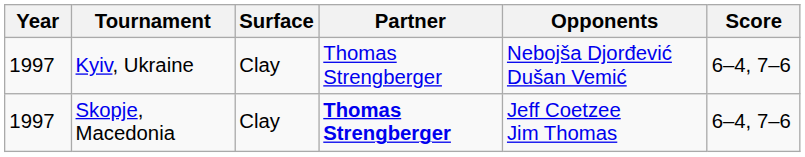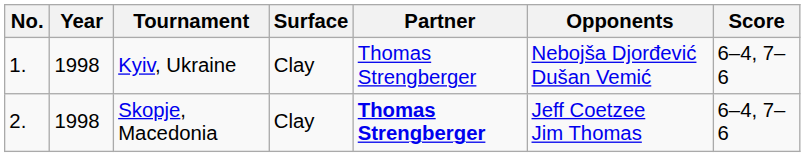+ column: (27, 20)
(32, 65) 1997 -> (77, 65) 1998
(32, 121) 1997 -> (77, 121) 1998
